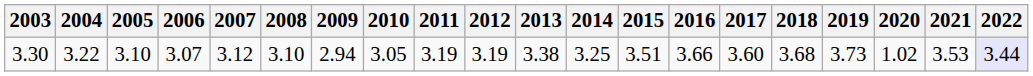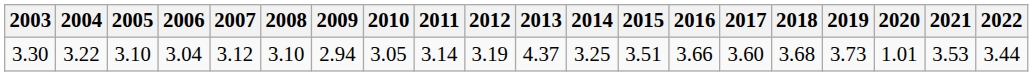(184, 53) 3.07 -> (184, 53) 3.04
(439, 53) 3.19 -> (439, 53) 3.14
(541, 53) 3.38 -> (541, 53) 4.37
(899, 53) 1.02 -> (899, 53) 1.01
(1002, 53) lavender background -> (1002, 53) no background
